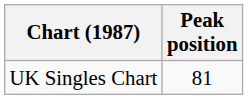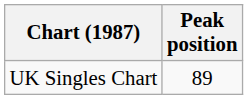(202, 77) 81 -> (202, 77) 89
